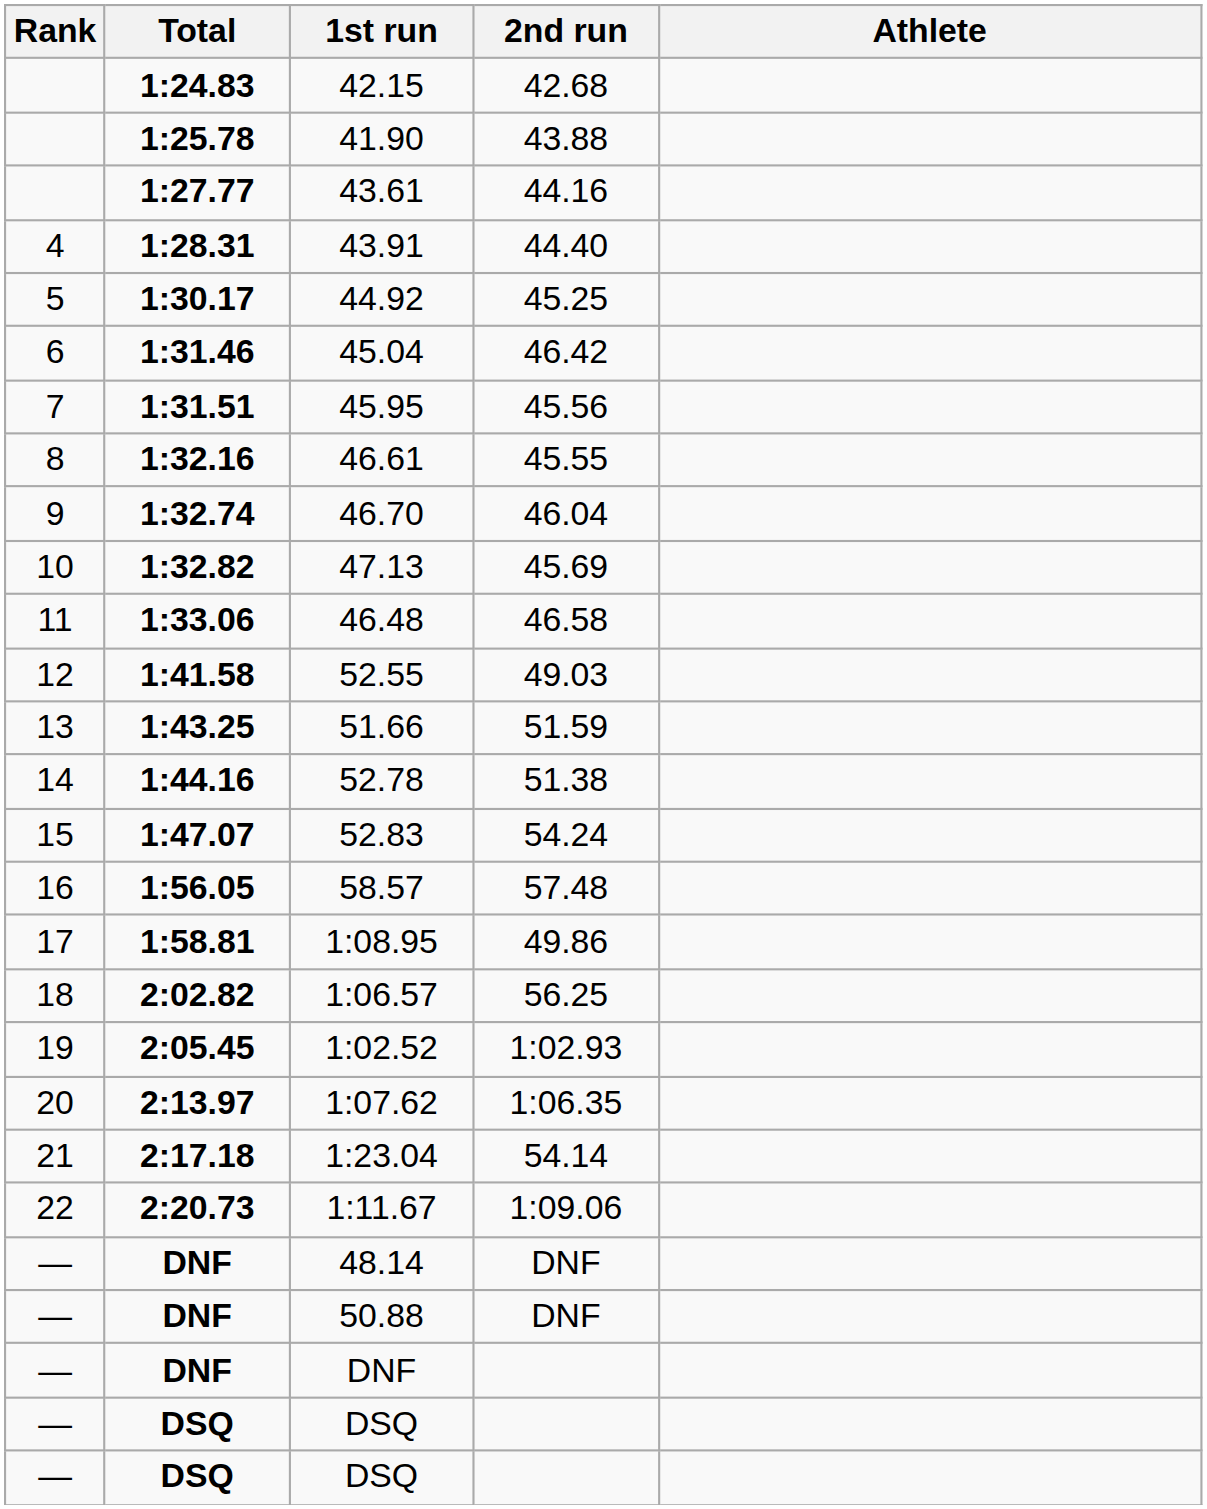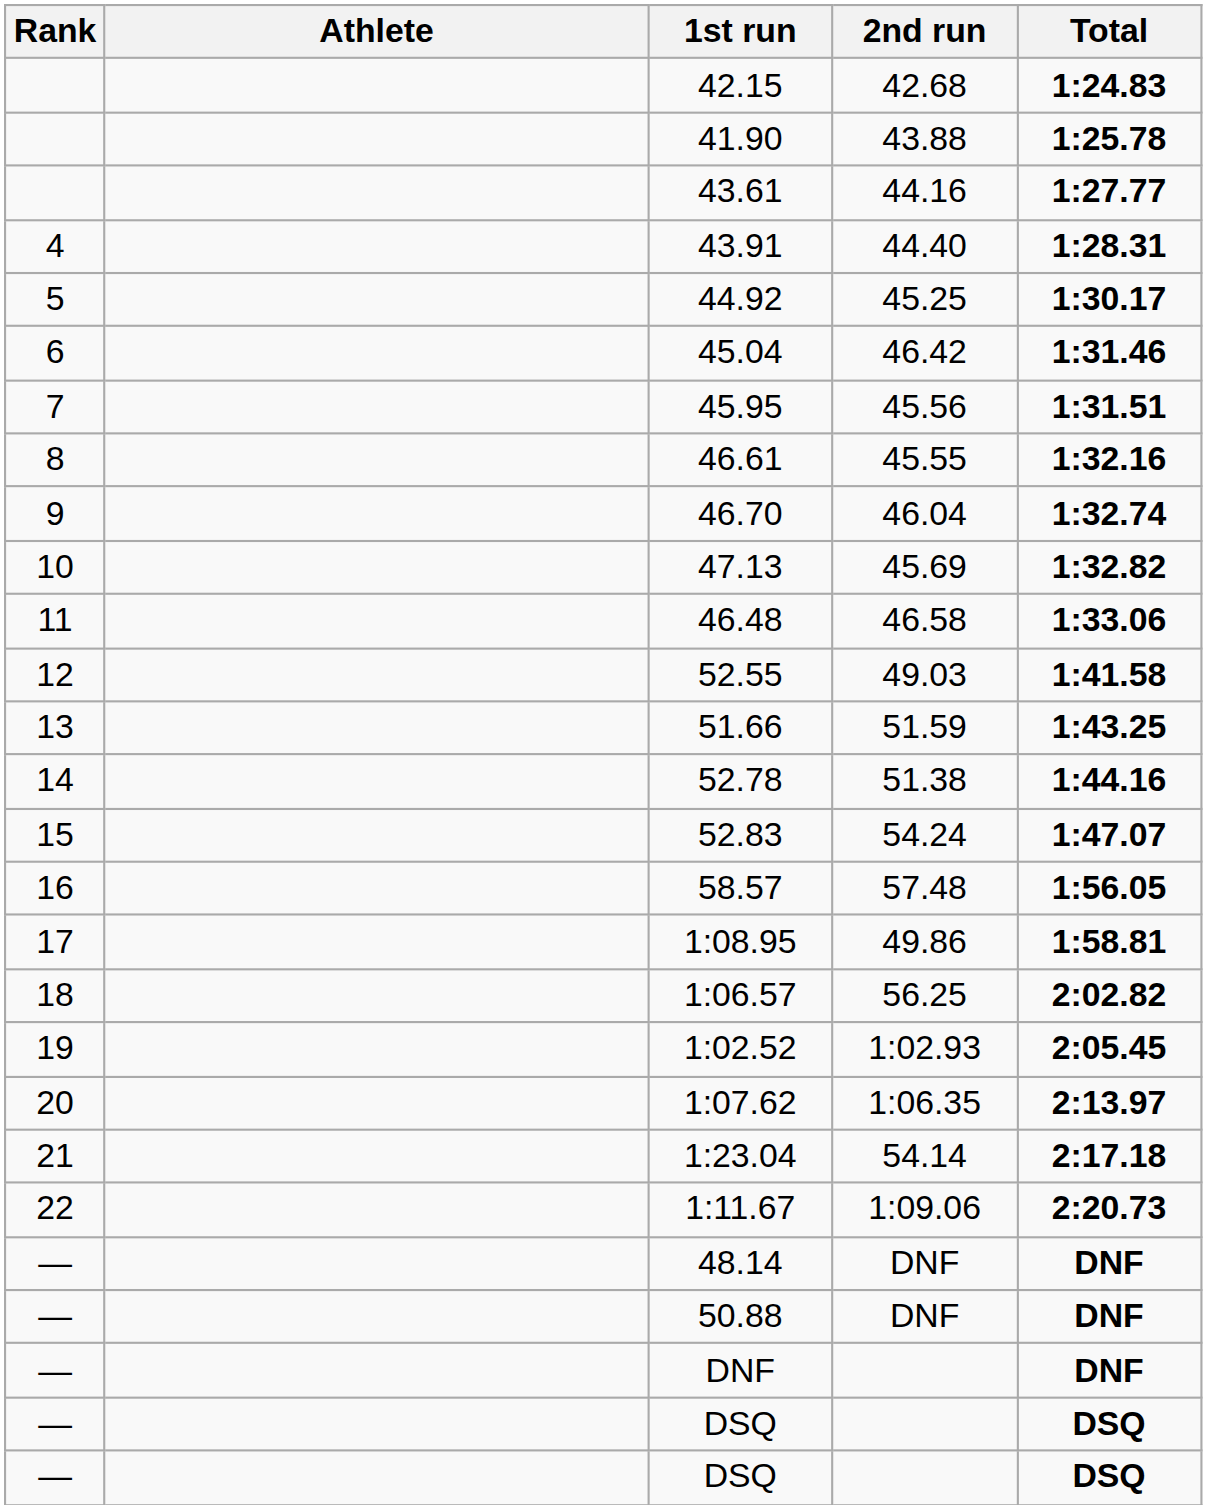columns swapped: (930, 31) <-> (197, 31)
